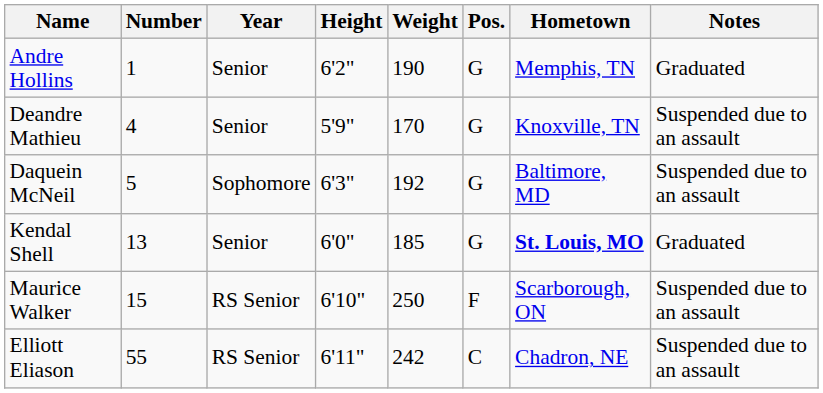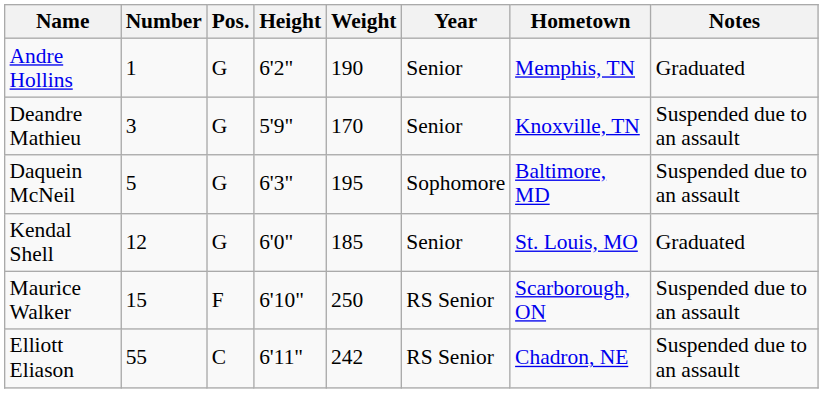columns swapped: (486, 21) <-> (261, 21)
(131, 125) 4 -> (131, 125) 3
(408, 183) 192 -> (347, 183) 195
(136, 241) 13 -> (136, 241) 12
(579, 241) bold -> (576, 241) normal
